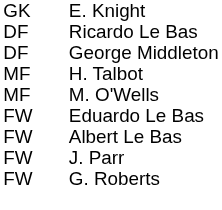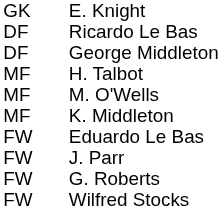+ row: (121, 115)
- row: (125, 136)
+ row: (129, 199)
